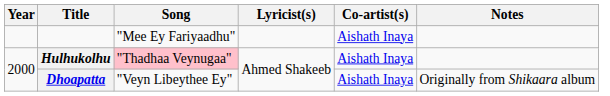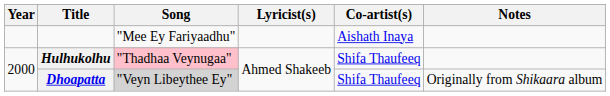(375, 58) Aishath Inaya -> (379, 58) Shifa Thaufeeq
(175, 79) no background -> (175, 79) lightgrey background
(375, 79) Aishath Inaya -> (379, 79) Shifa Thaufeeq
